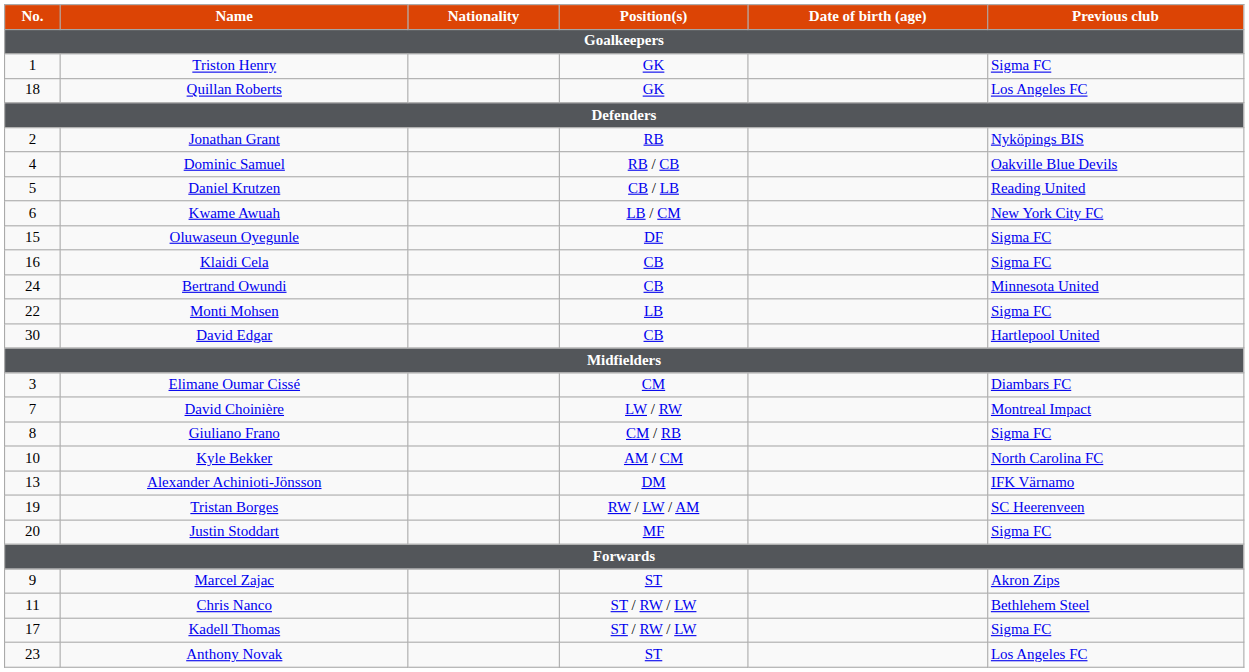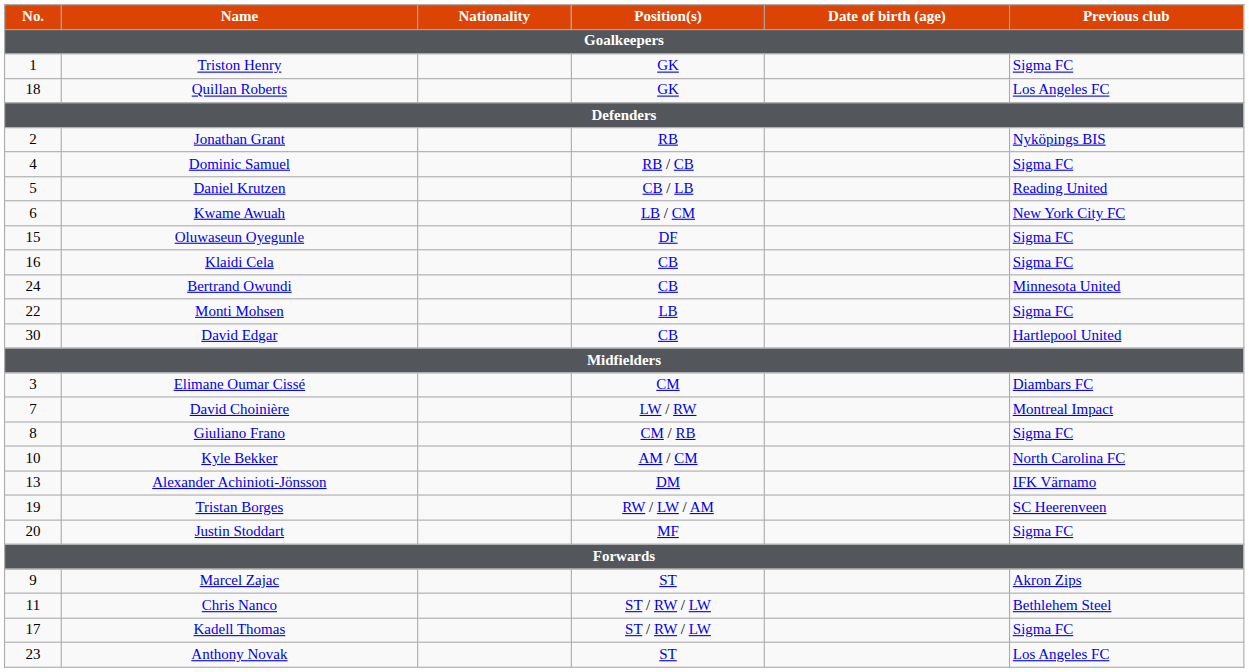(1054, 163) Oakville Blue Devils -> (1043, 163) Sigma FC
